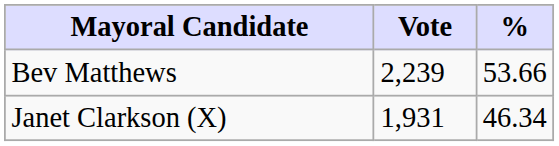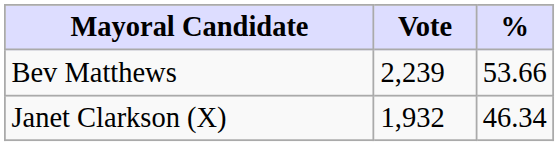(413, 117) 1,931 -> (413, 117) 1,932
